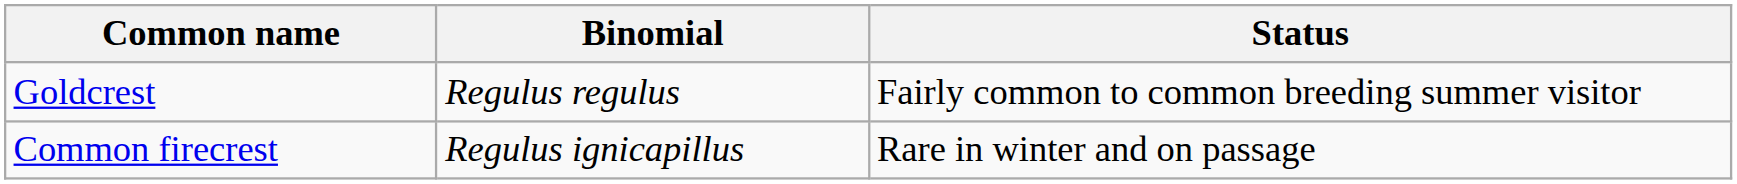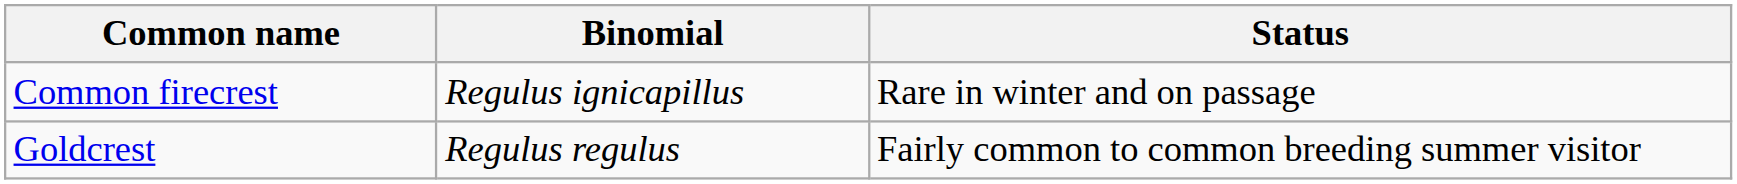rows swapped: (84, 91) <-> (146, 149)
